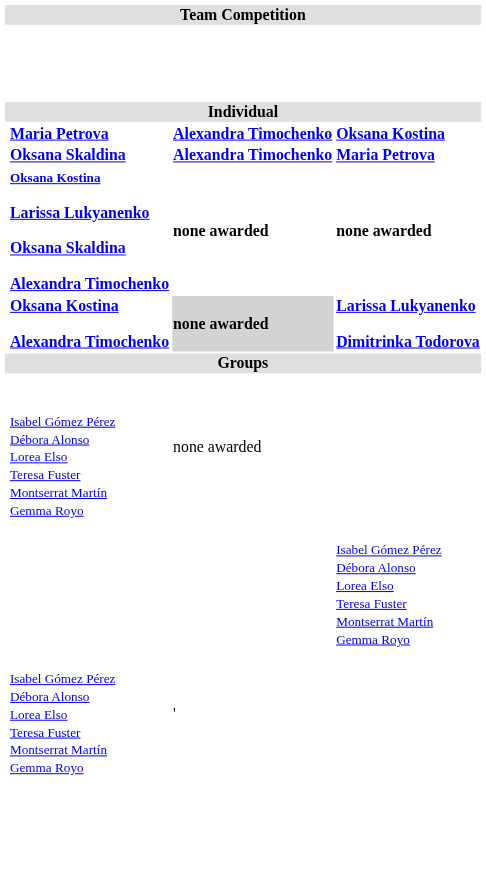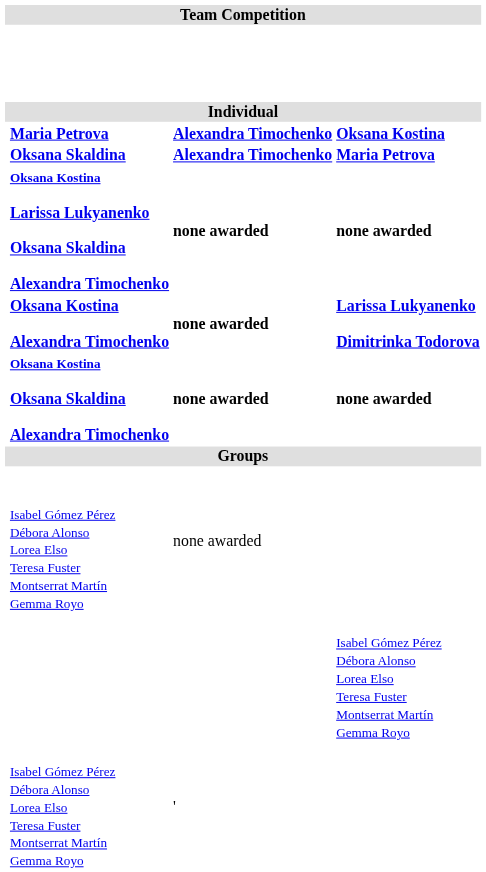(221, 323) lightgrey background -> (221, 323) no background
+ row: (90, 399)
